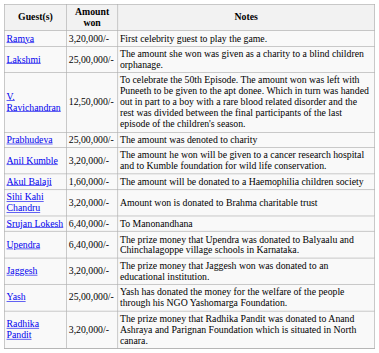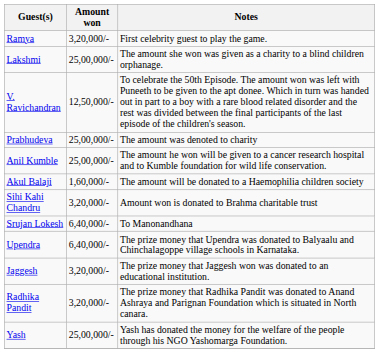(89, 161) 3,20,000/- -> (91, 161) 25,00,000/-
rows swapped: (23, 329) <-> (16, 297)
